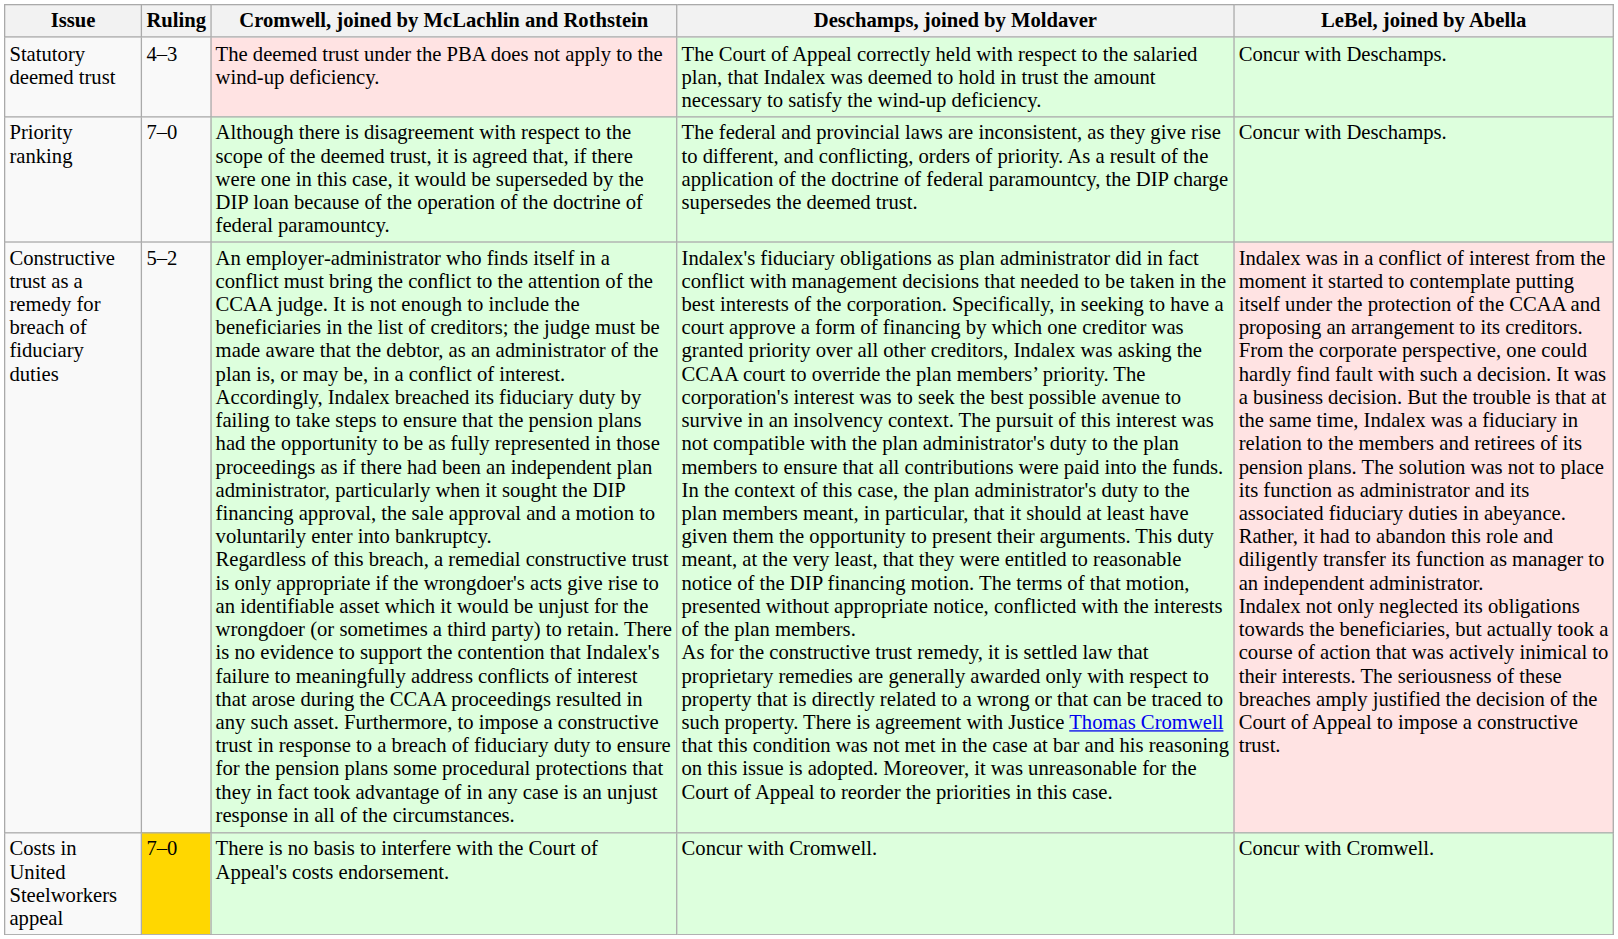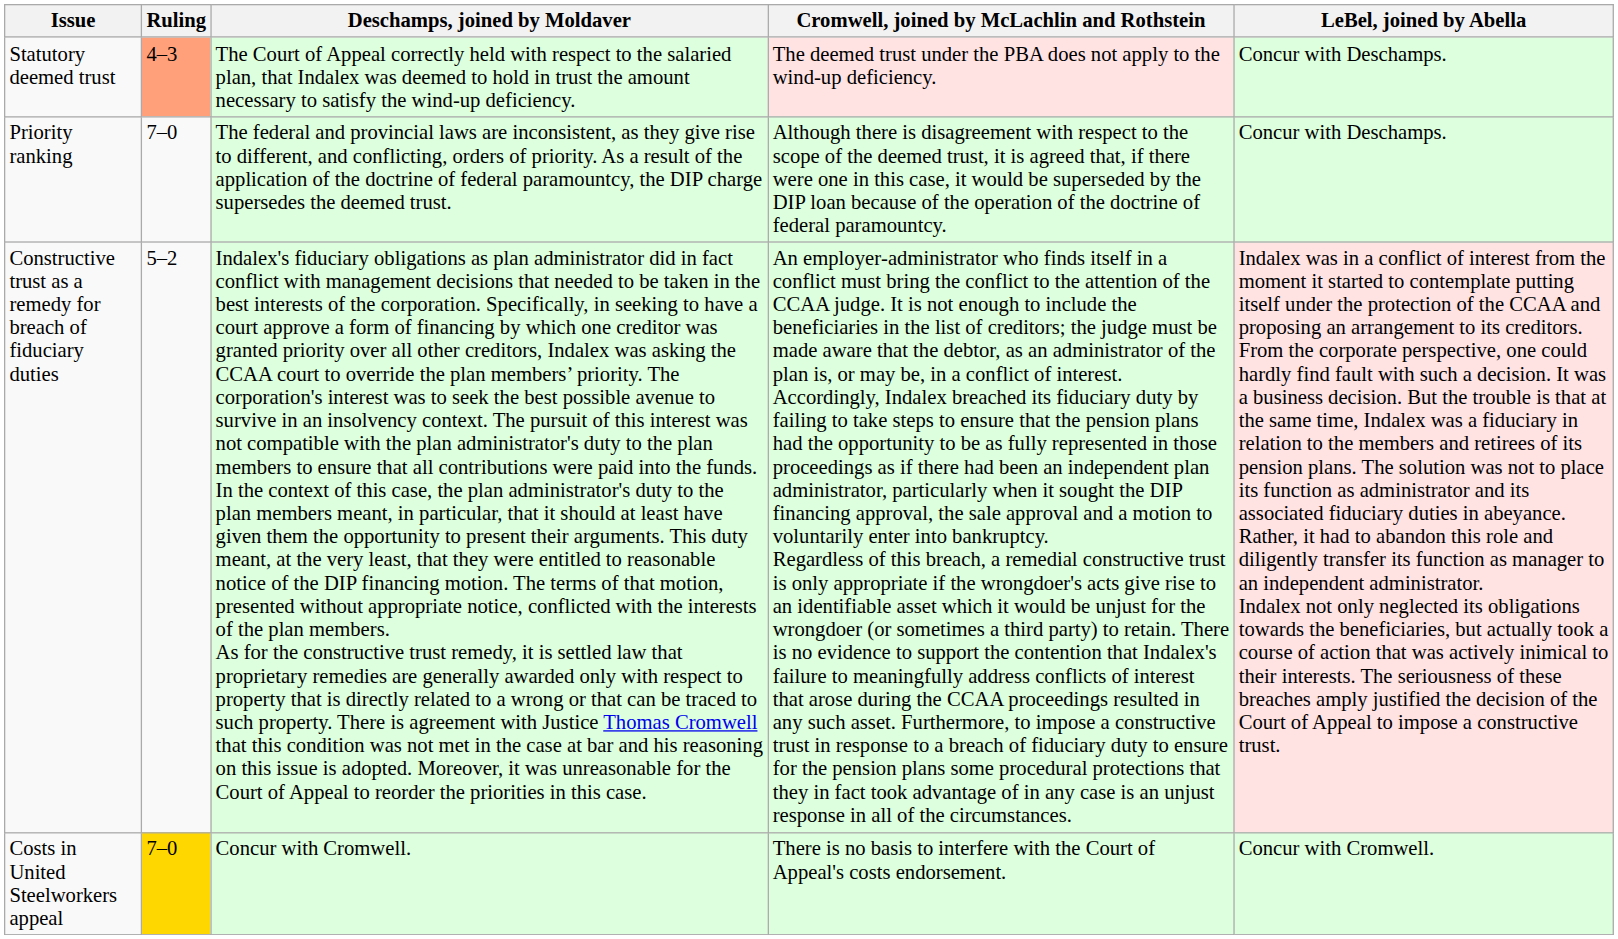columns swapped: (955, 20) <-> (444, 20)
(162, 53) no background -> (162, 53) lightsalmon background
